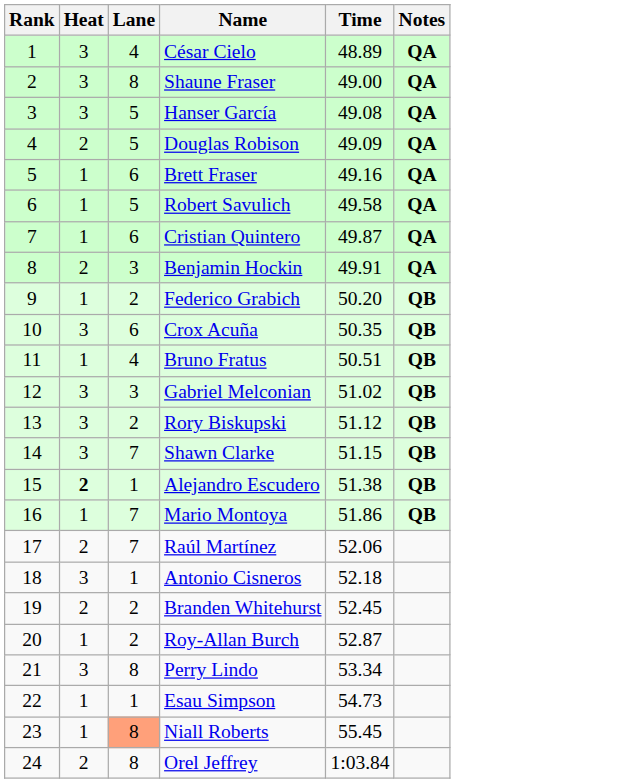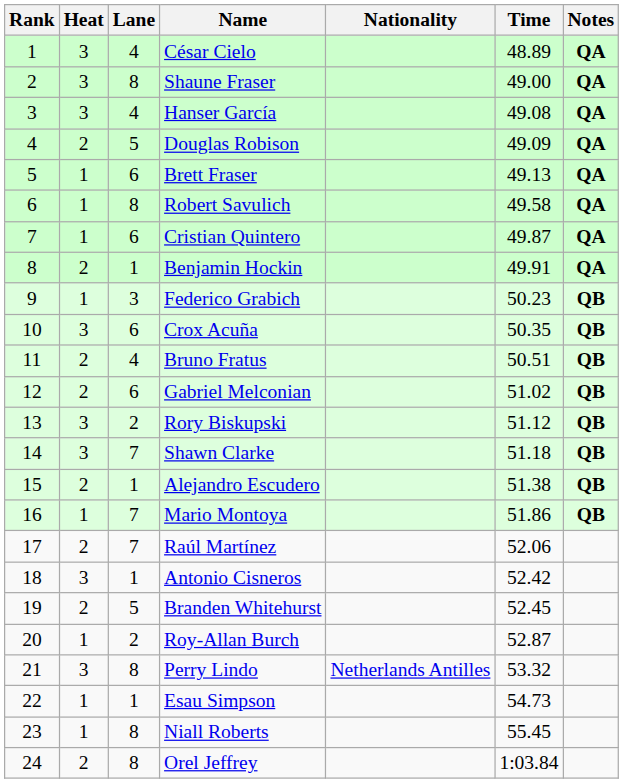+ column: (410, 19)
(134, 112) 5 -> (134, 112) 4
(360, 174) 49.16 -> (529, 174) 49.13
(134, 205) 5 -> (134, 205) 8
(134, 267) 3 -> (134, 267) 1
(134, 298) 2 -> (134, 298) 3
(360, 298) 50.20 -> (529, 298) 50.23
(84, 360) 1 -> (84, 360) 2
(84, 391) 3 -> (84, 391) 2
(134, 391) 3 -> (134, 391) 6
(360, 453) 51.15 -> (529, 453) 51.18
(84, 484) bold -> (84, 484) normal
(360, 577) 52.18 -> (529, 577) 52.42
(134, 608) 2 -> (134, 608) 5
(360, 670) 53.34 -> (529, 670) 53.32
(134, 732) lightsalmon background -> (134, 732) no background
